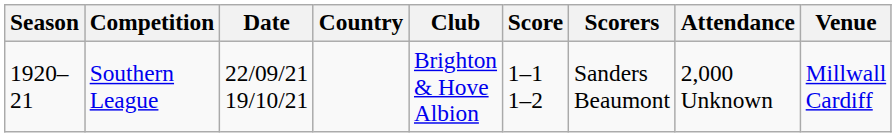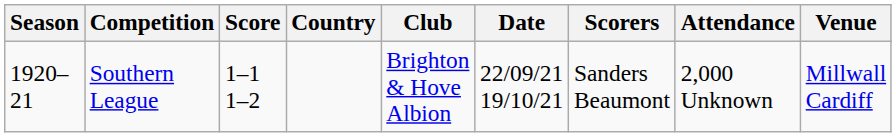columns swapped: (267, 23) <-> (535, 23)
